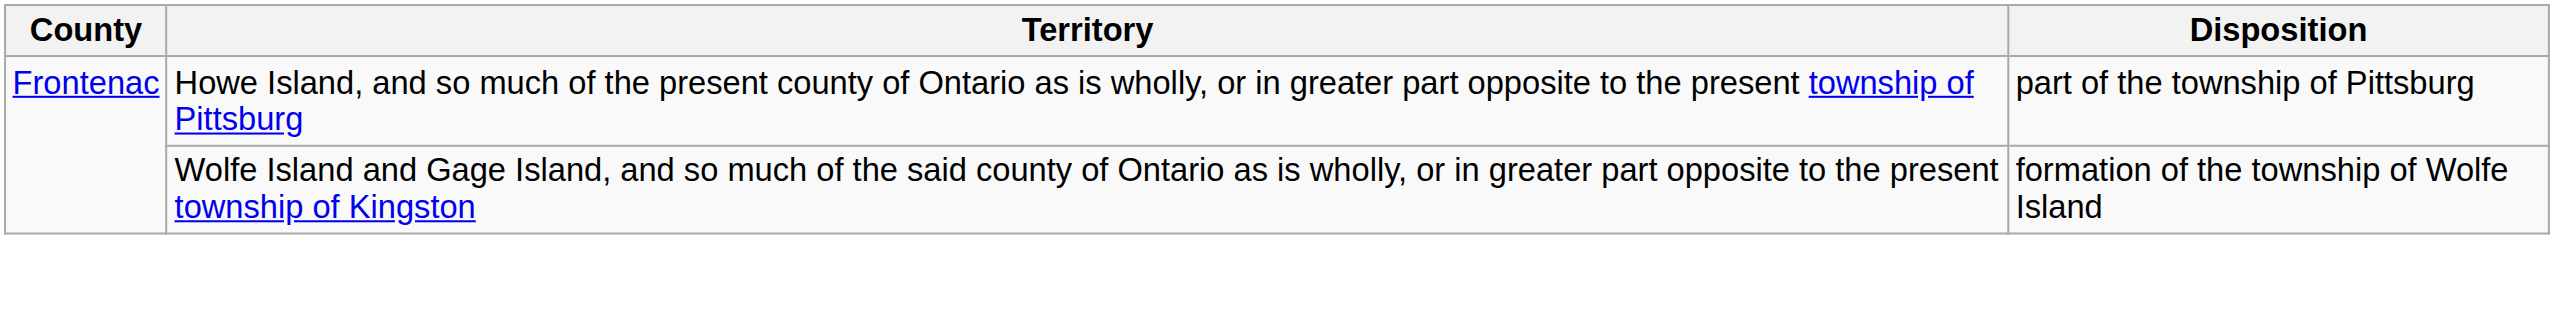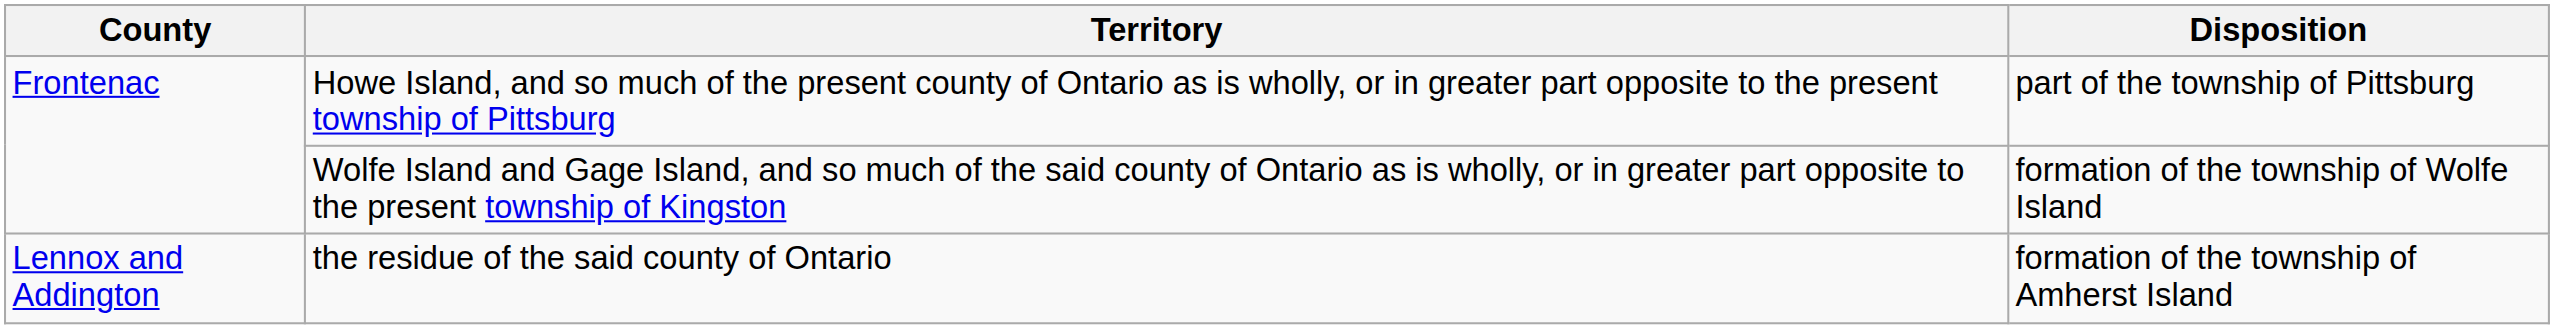+ row: (602, 259)
